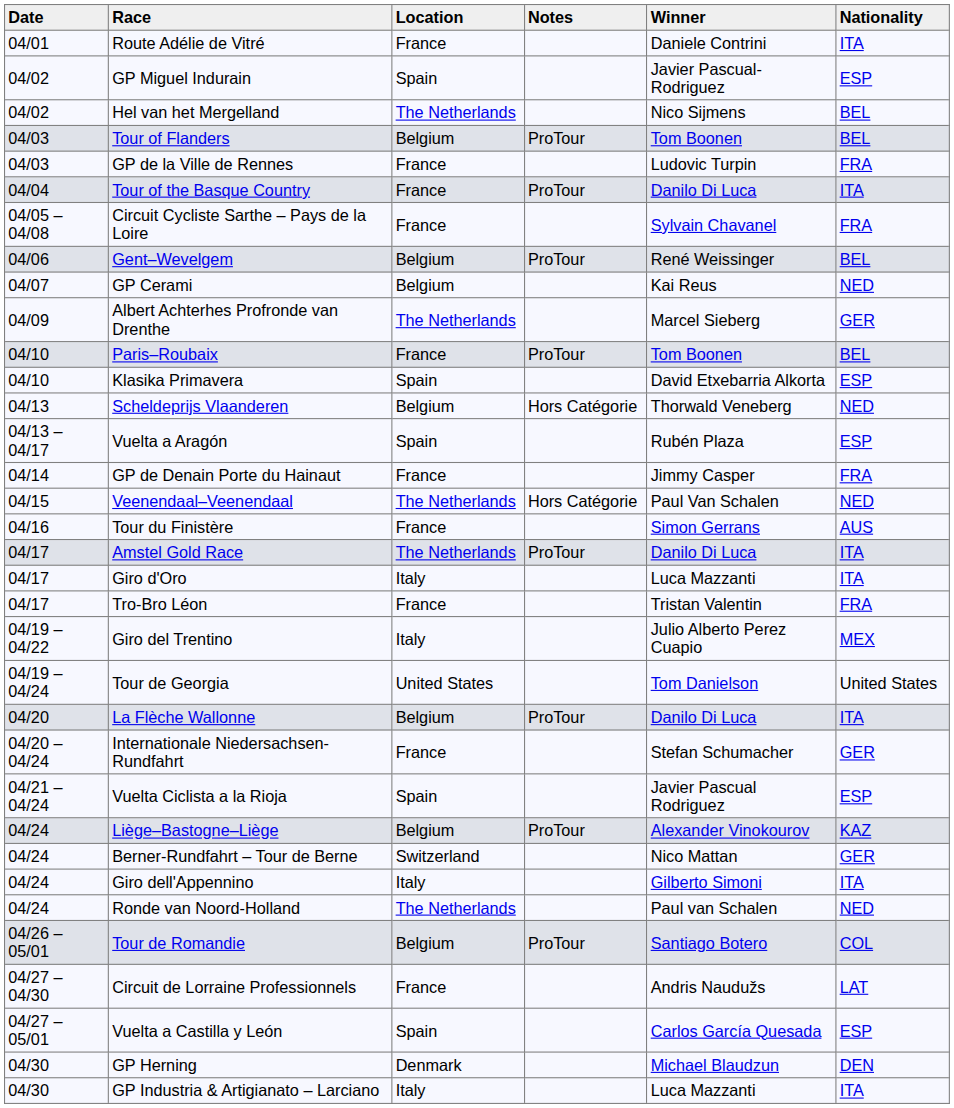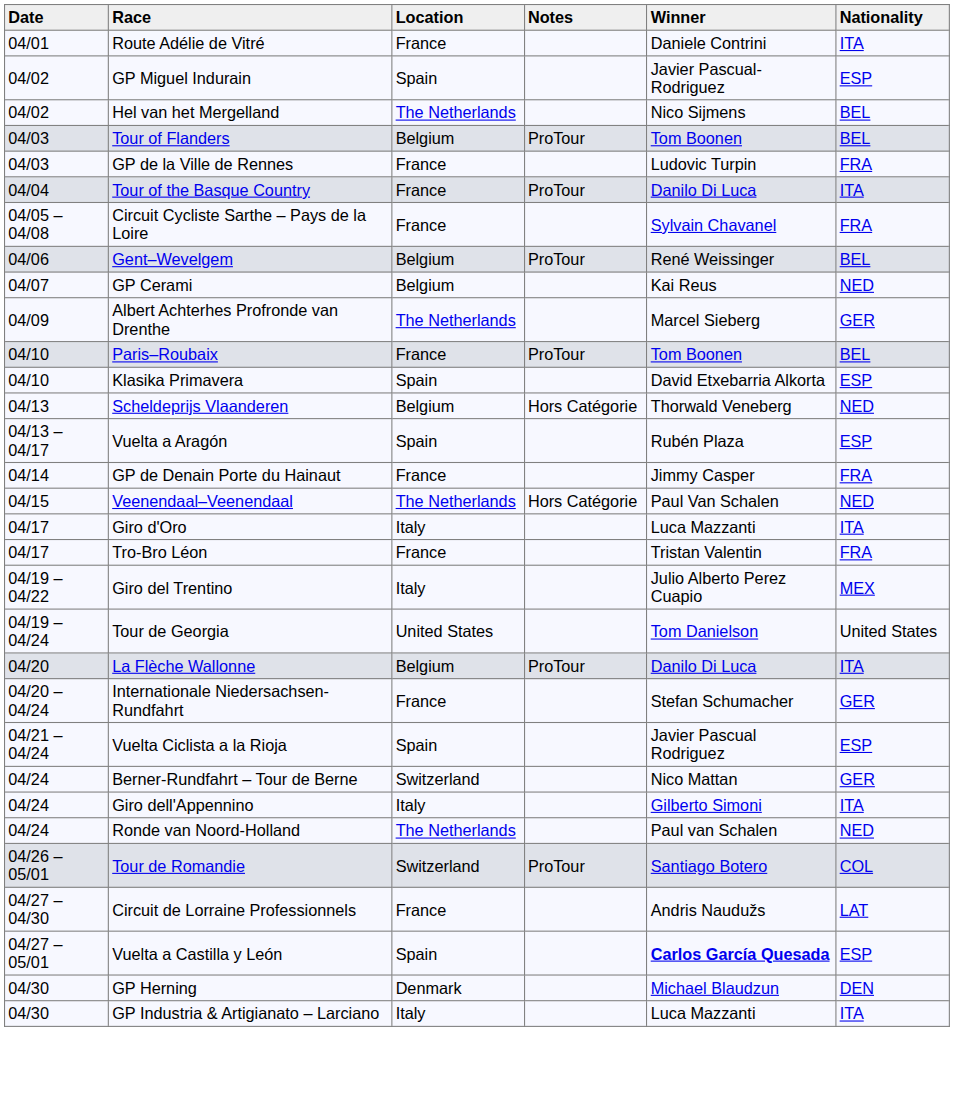- row: (173, 527)
- row: (178, 552)
- row: (195, 831)
(425, 942) Belgium -> (438, 865) Switzerland
(736, 1030) normal -> (740, 953) bold
